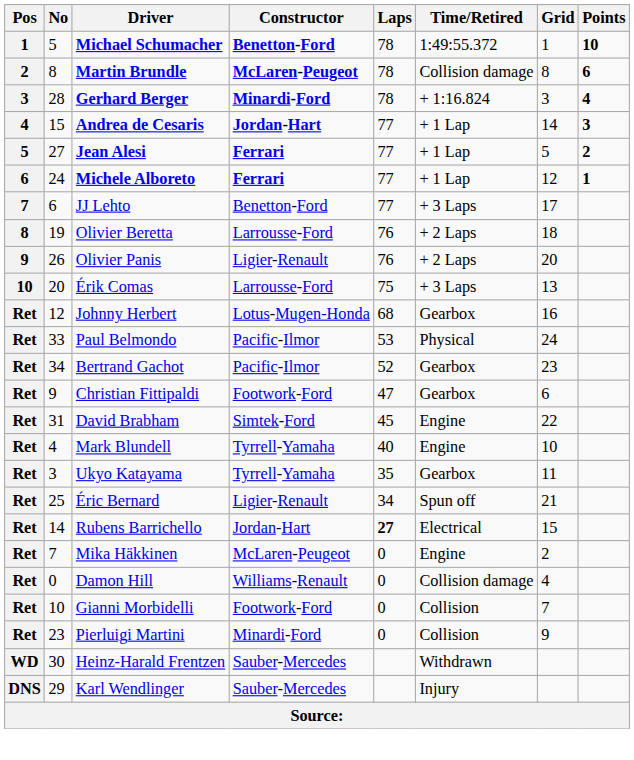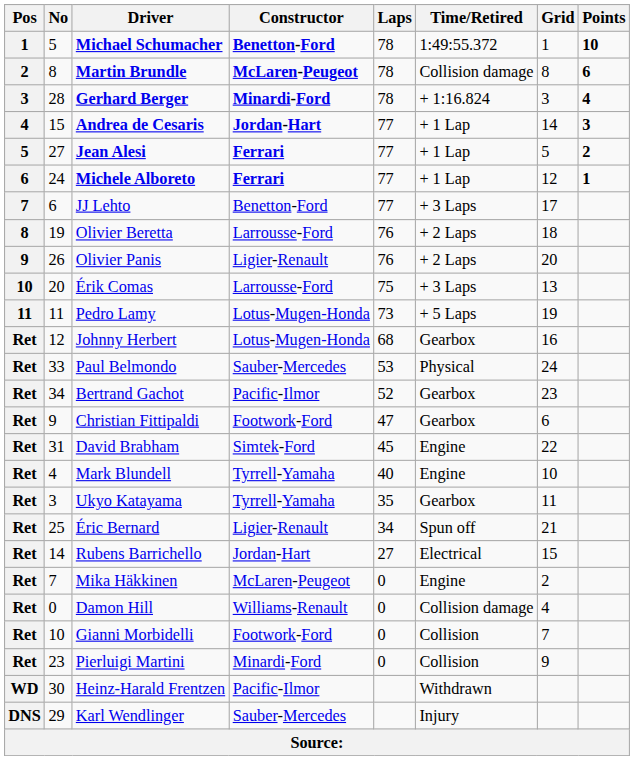+ row: (116, 313)
(276, 339) Pacific-Ilmor -> (289, 366) Sauber-Mercedes
(386, 527) bold -> (386, 554) normal
(289, 661) Sauber-Mercedes -> (276, 688) Pacific-Ilmor
